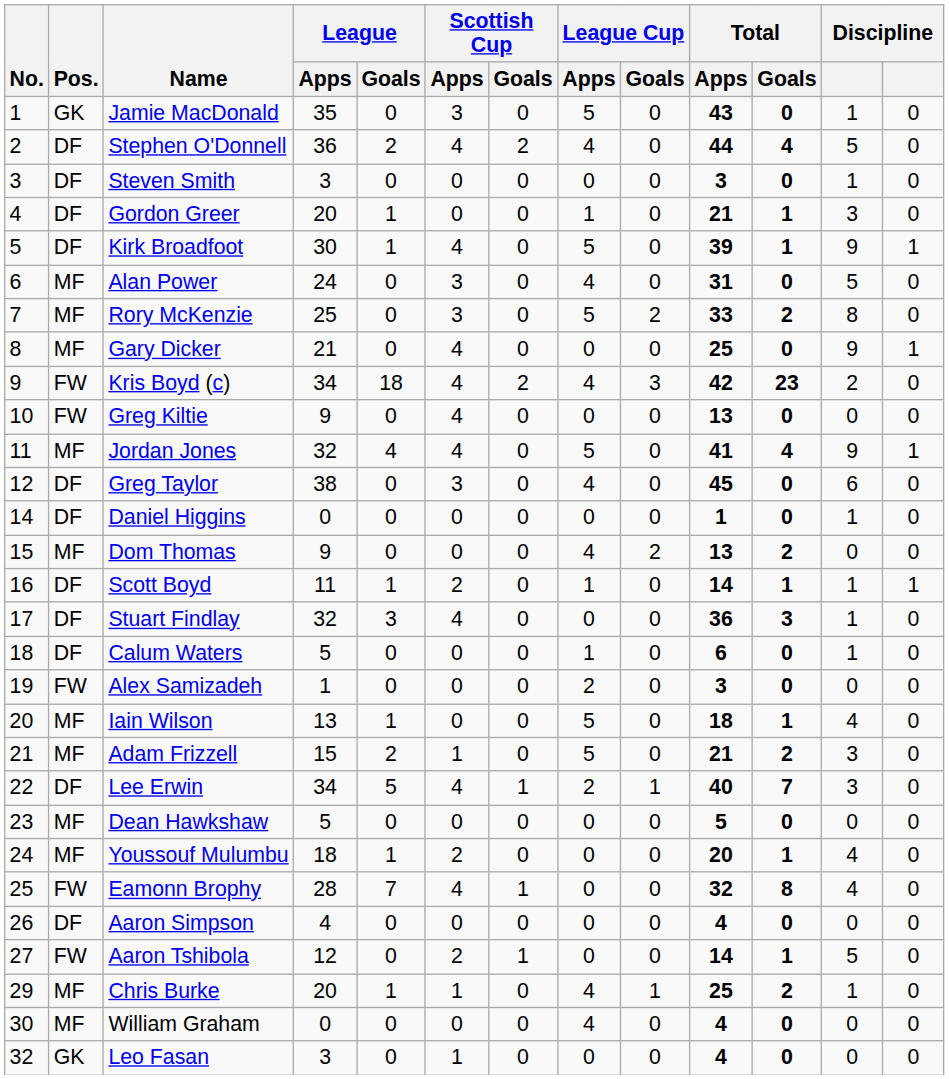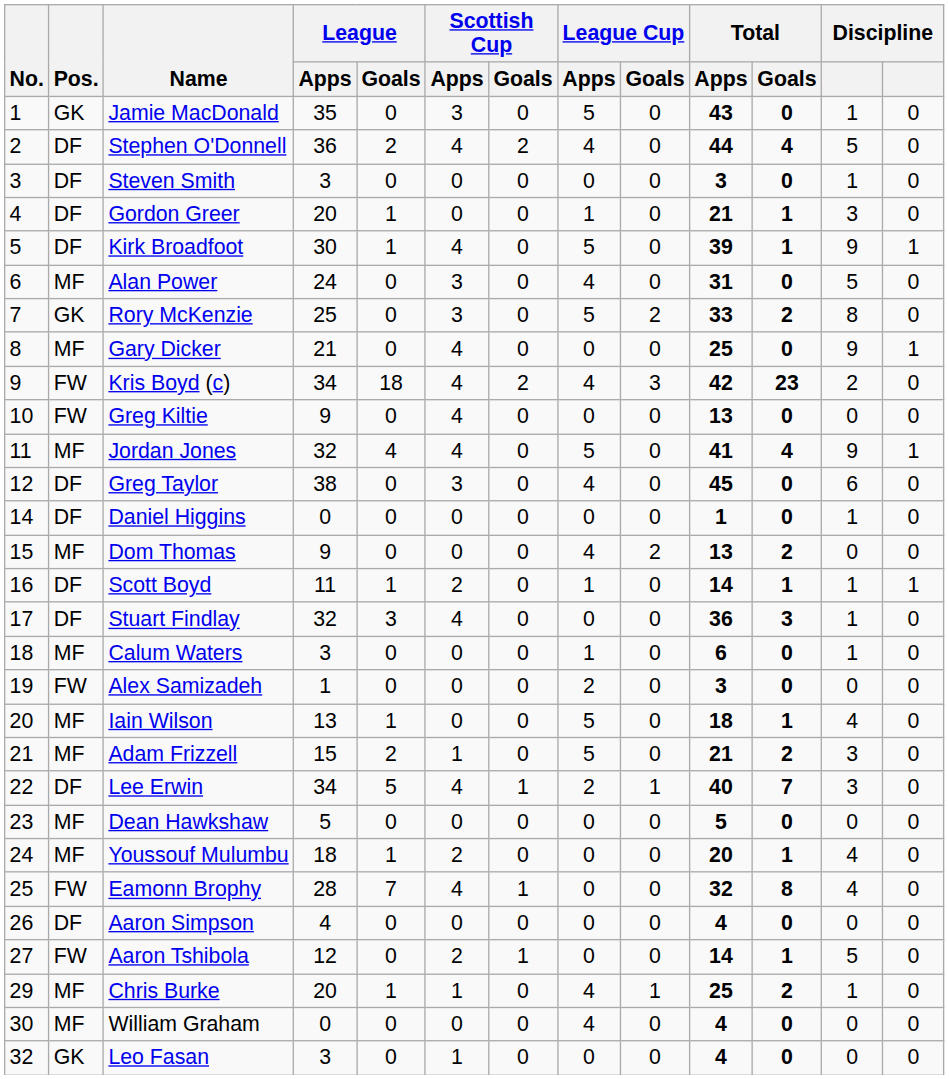(69, 315) MF -> (69, 315) GK
(68, 652) DF -> (69, 652) MF
(325, 652) 5 -> (325, 652) 3
